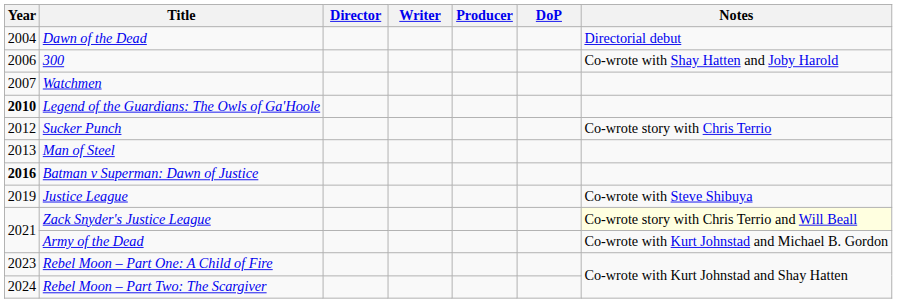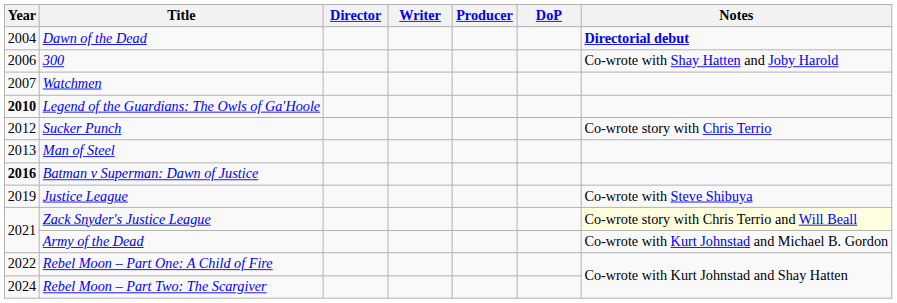(633, 38) normal -> (637, 38) bold
(22, 264) 2023 -> (22, 264) 2022
